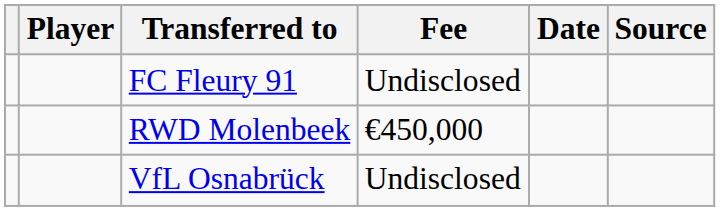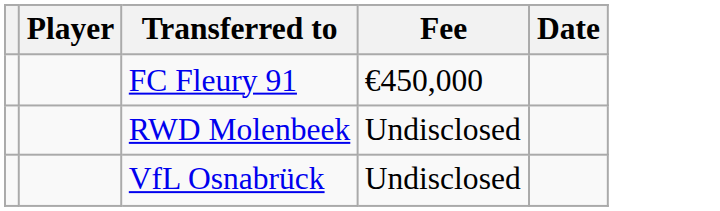- column: (661, 29)
(443, 79) Undisclosed -> (424, 79) €450,000
(424, 129) €450,000 -> (443, 129) Undisclosed
